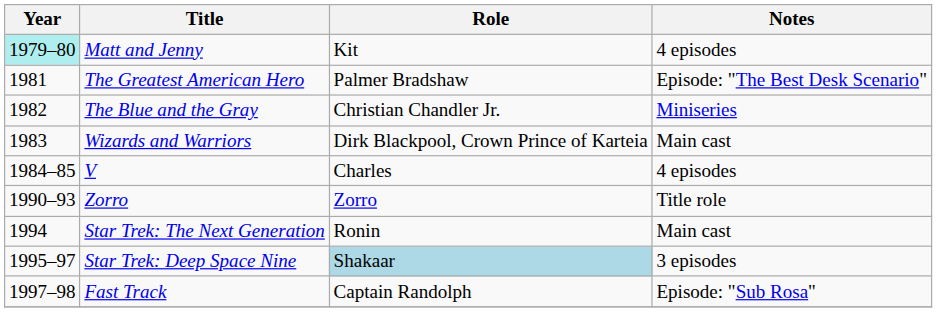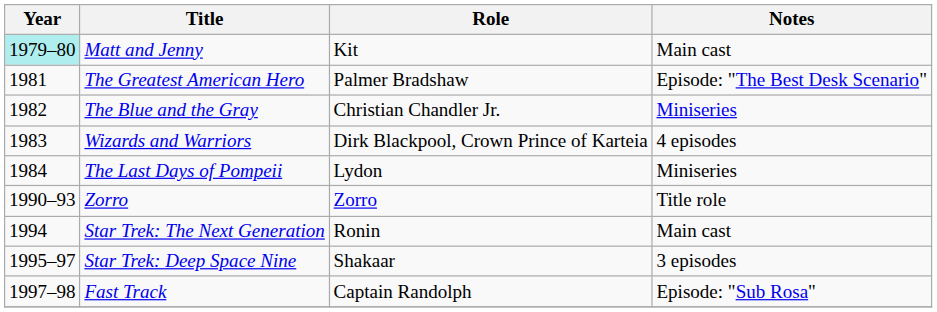(696, 49) 4 episodes -> (694, 49) Main cast
(694, 140) Main cast -> (696, 140) 4 episodes
+ row: (183, 170)
- row: (90, 170)
(364, 261) lightblue background -> (364, 261) no background
